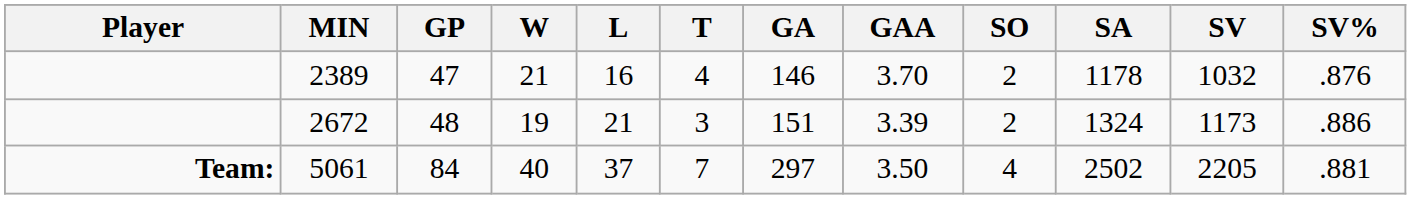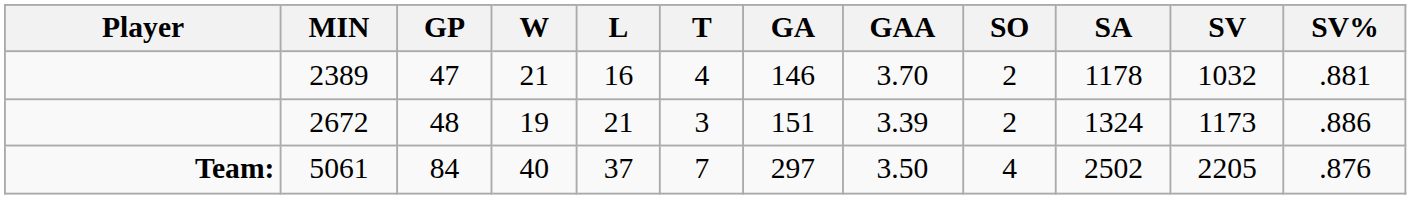(1345, 74) .876 -> (1345, 74) .881
(1345, 168) .881 -> (1345, 168) .876
